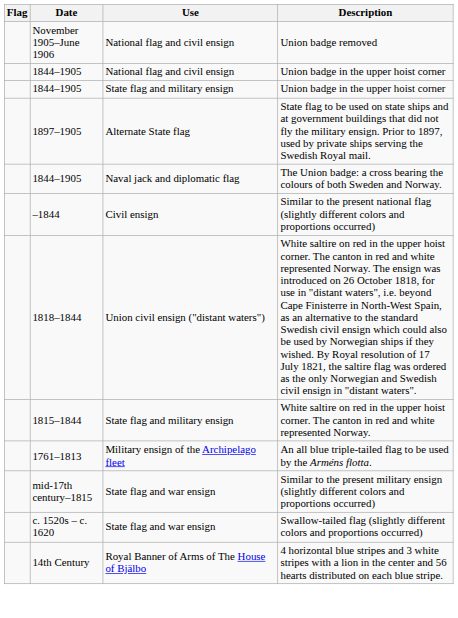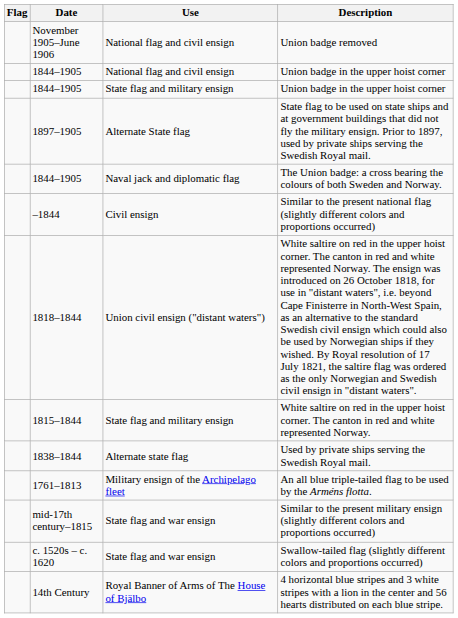+ row: (147, 456)
